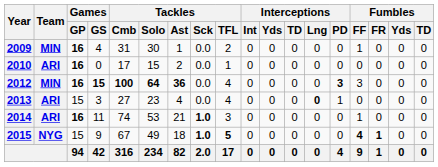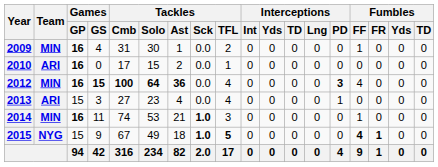(360, 83) 3 -> (360, 83) 4
(317, 100) bold -> (317, 100) normal
(51, 118) ARI -> (51, 118) MIN
